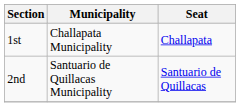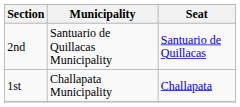rows swapped: (14, 39) <-> (16, 79)
